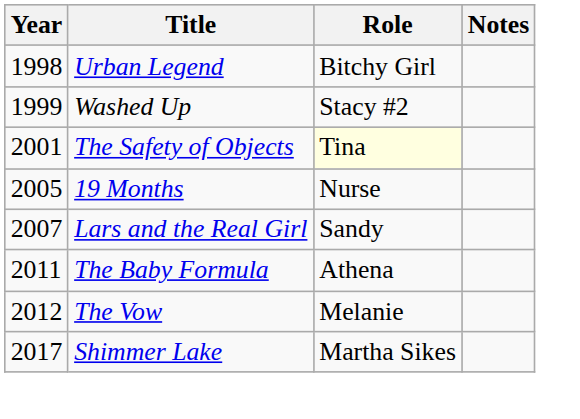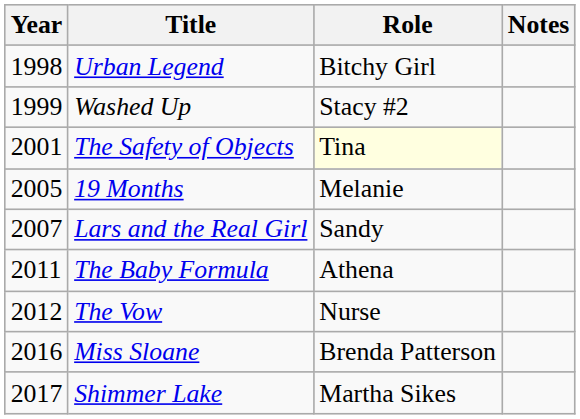(350, 188) Nurse -> (361, 188) Melanie
(361, 310) Melanie -> (350, 310) Nurse
+ row: (137, 351)
